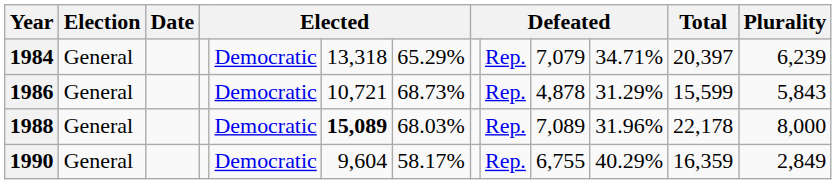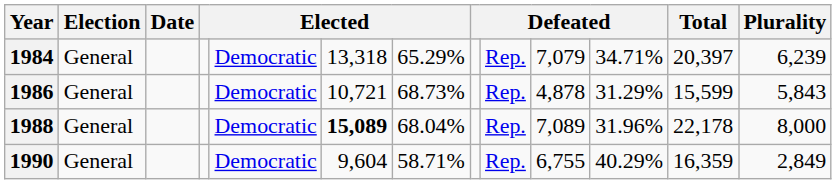(431, 126) 68.03% -> (431, 126) 68.04%
(431, 160) 58.17% -> (431, 160) 58.71%
